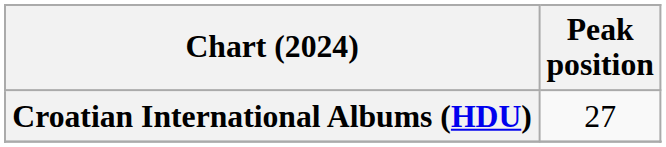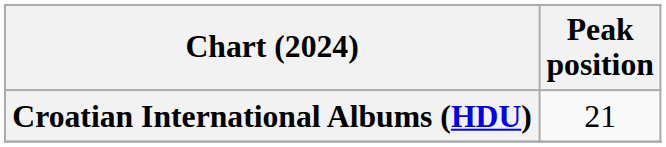(600, 115) 27 -> (600, 115) 21
